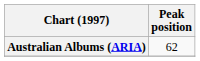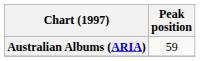(172, 46) 62 -> (172, 46) 59
